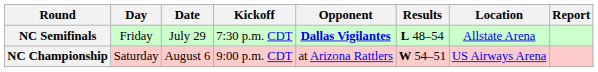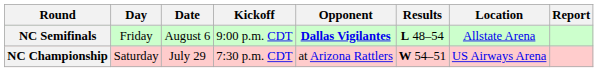(187, 35) July 29 -> (187, 35) August 6
(254, 35) 7:30 p.m. CDT -> (254, 35) 9:00 p.m. CDT
(187, 56) August 6 -> (187, 56) July 29
(254, 56) 9:00 p.m. CDT -> (254, 56) 7:30 p.m. CDT
